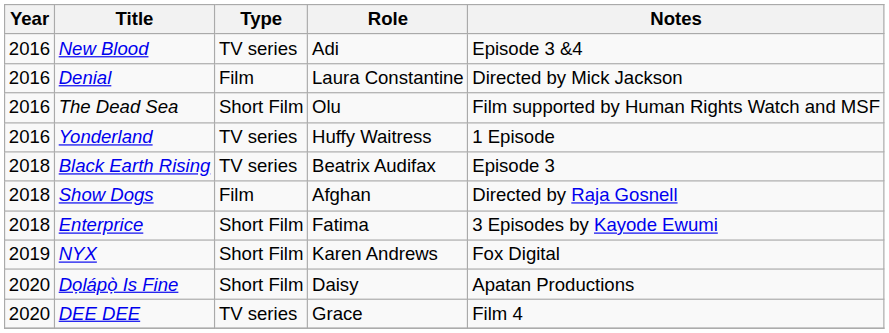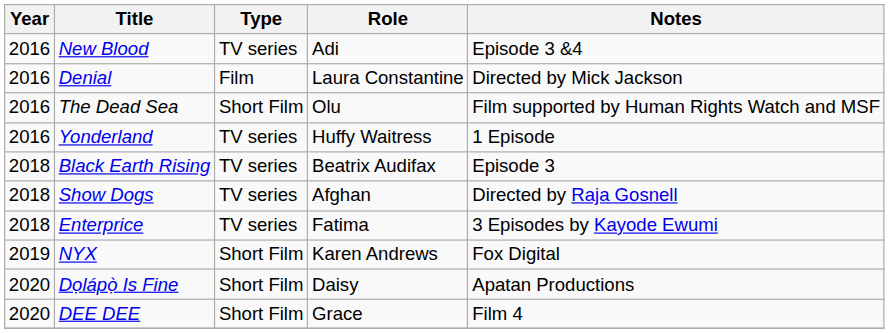(236, 195) Film -> (258, 195) TV series
(261, 225) Short Film -> (258, 225) TV series
(258, 313) TV series -> (261, 313) Short Film
